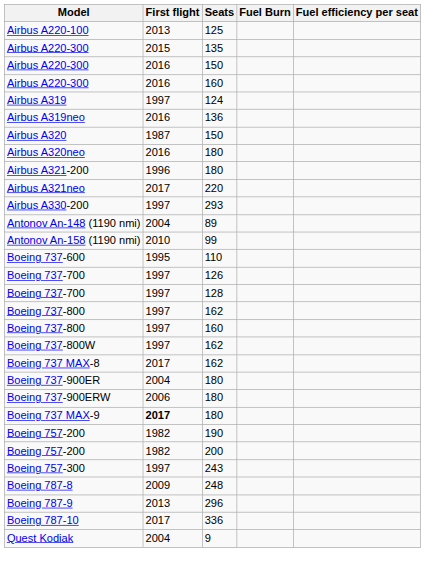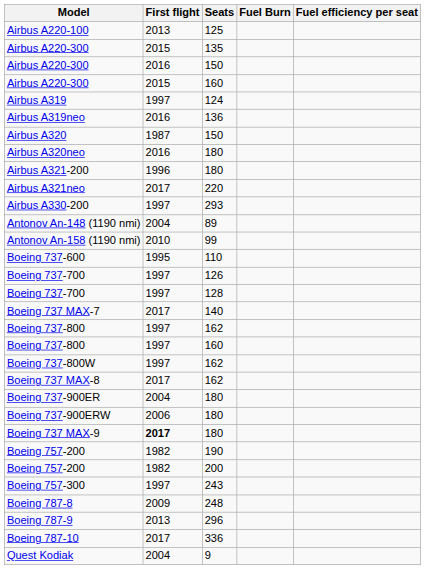(158, 83) 2016 -> (158, 83) 2015
+ row: (53, 310)
